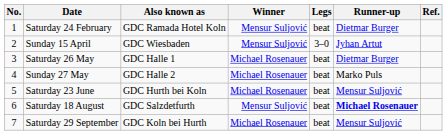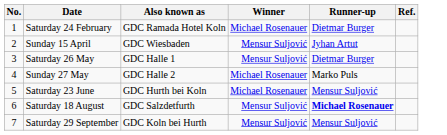- column: (322, 12)
(274, 28) Mensur Suljović -> (269, 28) Michael Rosenauer
(269, 59) Michael Rosenauer -> (274, 59) Mensur Suljović
(269, 122) Michael Rosenauer -> (274, 122) Mensur Suljović
